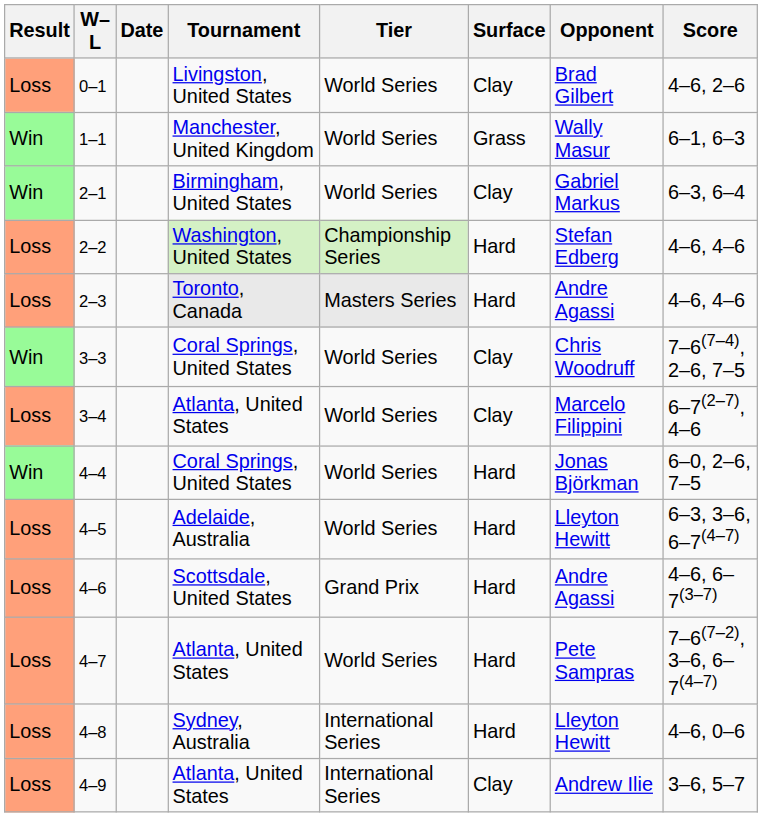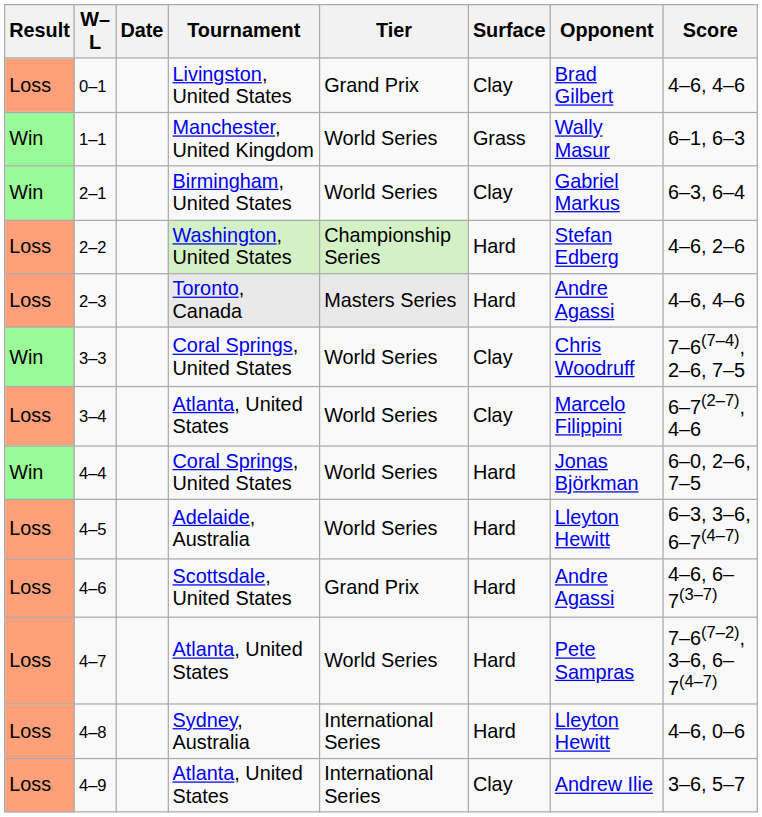(381, 85) World Series -> (372, 85) Grand Prix
(707, 85) 4–6, 2–6 -> (707, 85) 4–6, 4–6
(707, 246) 4–6, 4–6 -> (707, 246) 4–6, 2–6
